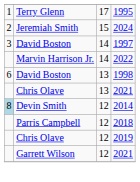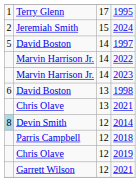(9, 43) 3 -> (9, 43) 5
+ row: (55, 75)
